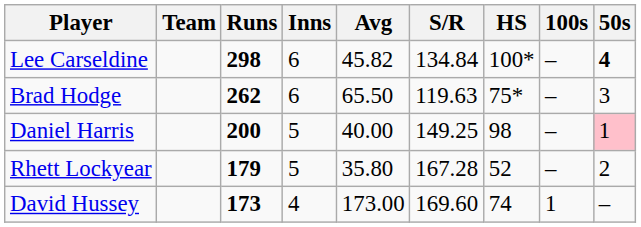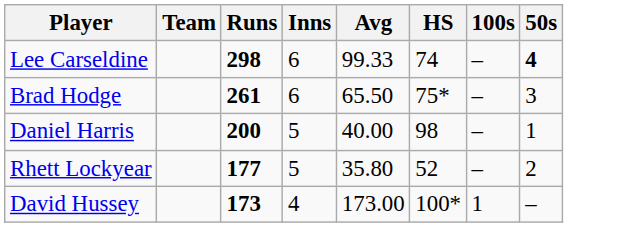- column: (447, 22)
(368, 58) 45.82 -> (368, 58) 99.33
(512, 58) 100* -> (427, 58) 74
(244, 95) 262 -> (244, 95) 261
(605, 131) pink background -> (531, 131) no background
(244, 167) 179 -> (244, 167) 177
(500, 204) 74 -> (438, 204) 100*
